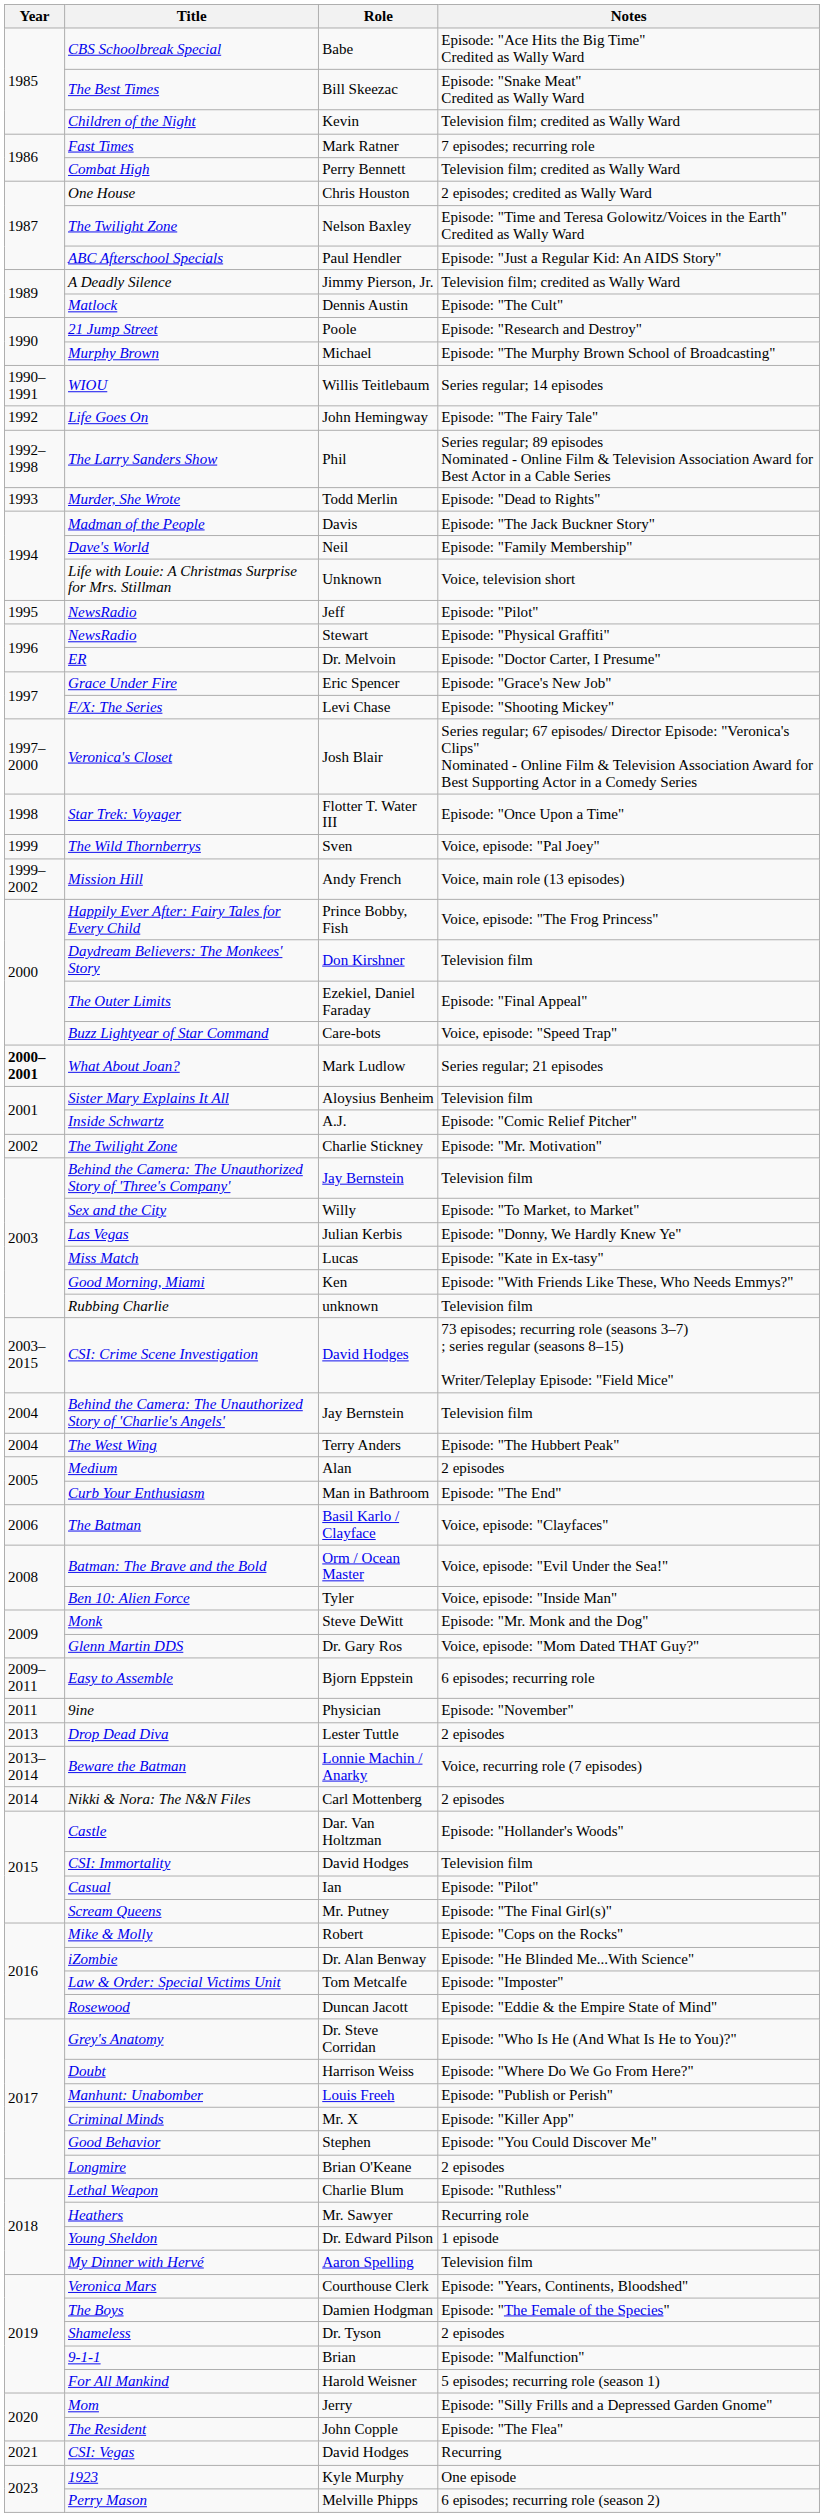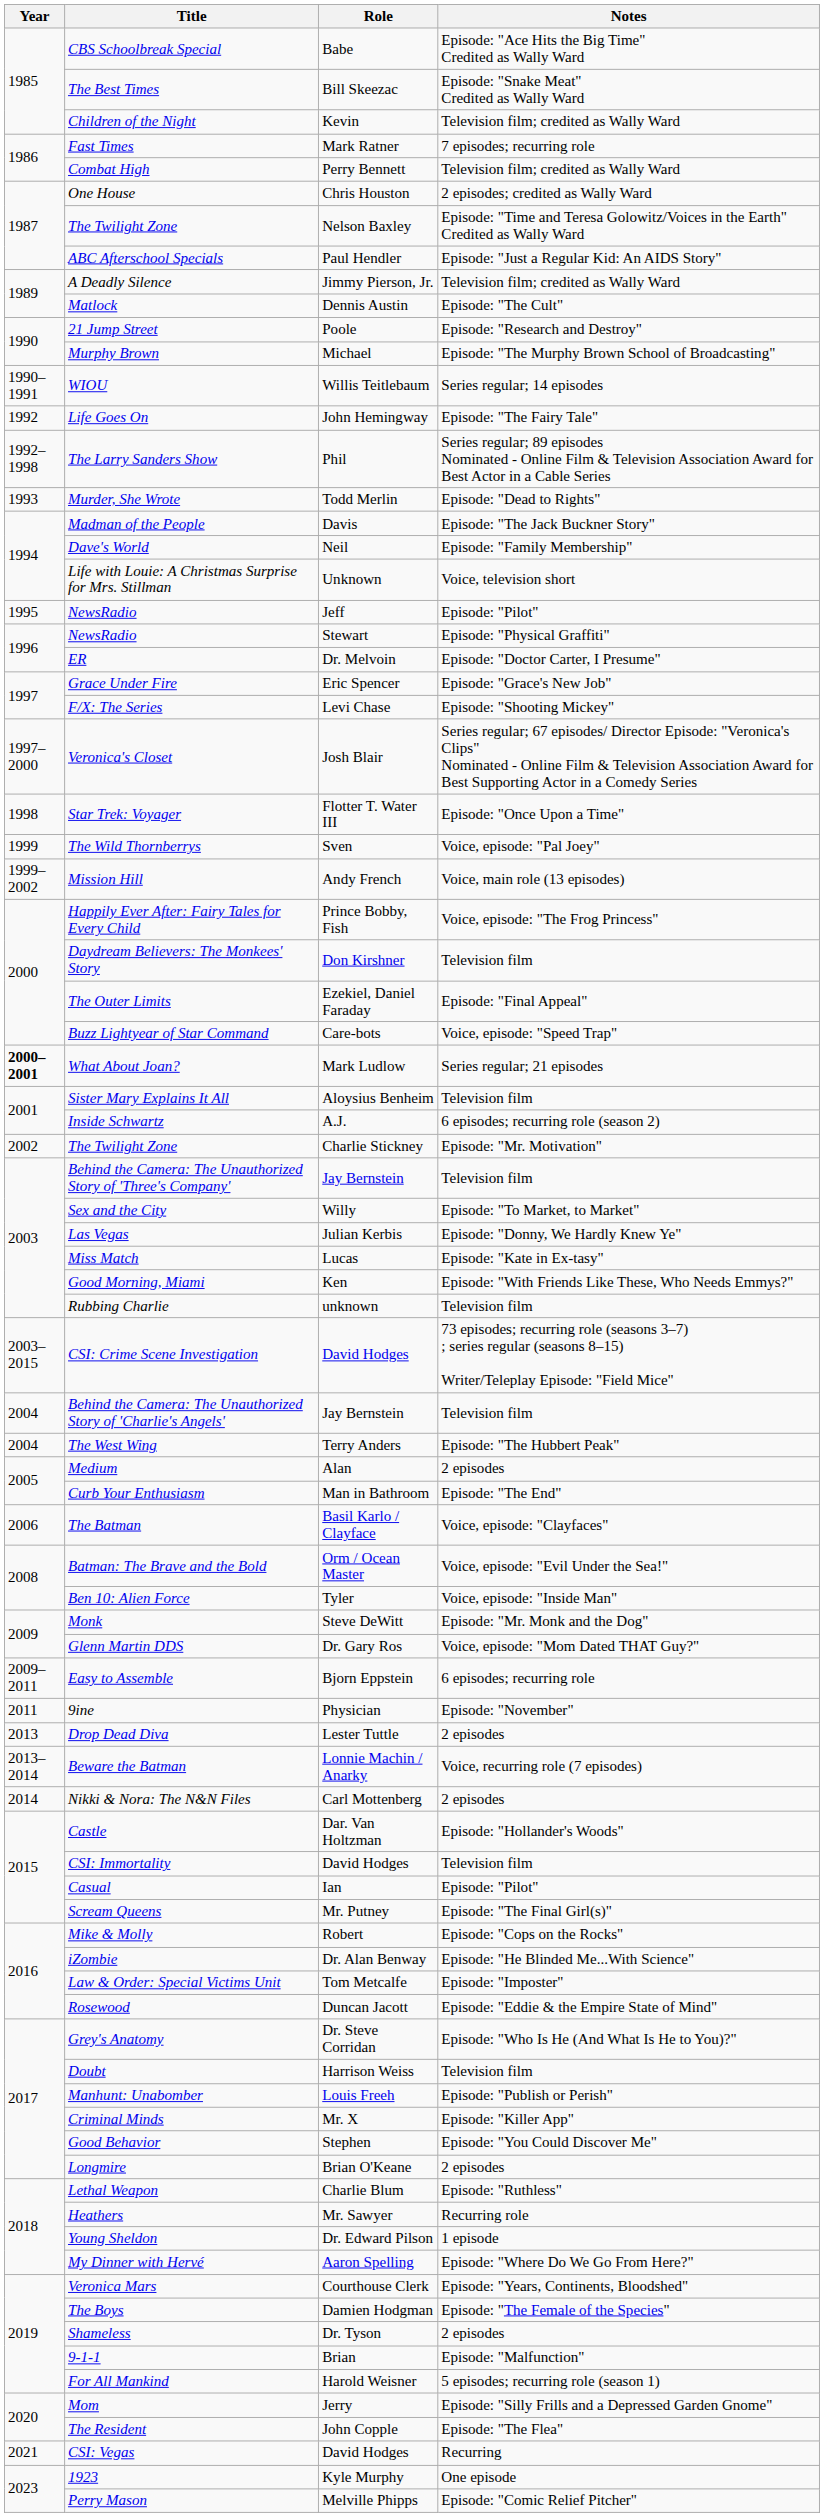(539, 1121) Episode: "Comic Relief Pitcher" -> (551, 1121) 6 episodes; recurring role (season 2)
(567, 2071) Episode: "Where Do We Go From Here?" -> (487, 2071) Television film
(487, 2262) Television film -> (567, 2262) Episode: "Where Do We Go From Here?"
(551, 2500) 6 episodes; recurring role (season 2) -> (539, 2500) Episode: "Comic Relief Pitcher"
